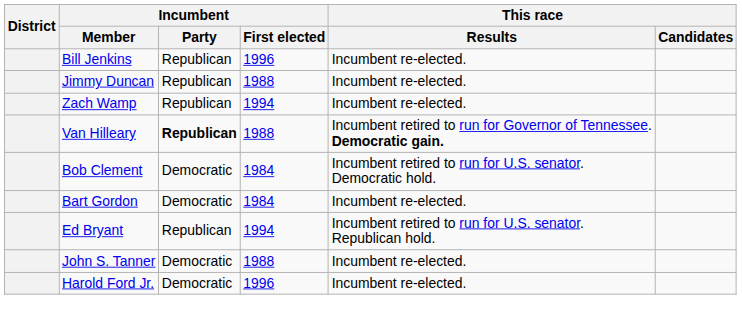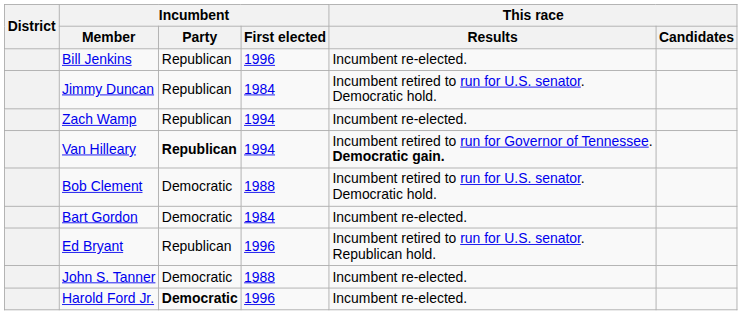(259, 81) 1988 -> (260, 89) 1984
(399, 81) Incumbent re-elected. -> (459, 89) Incumbent retired to run for U.S. senator. Democratic hold.
(259, 133) 1988 -> (260, 149) 1994
(259, 171) 1984 -> (260, 187) 1988
(259, 231) 1994 -> (260, 246) 1996
(197, 283) normal -> (200, 298) bold
